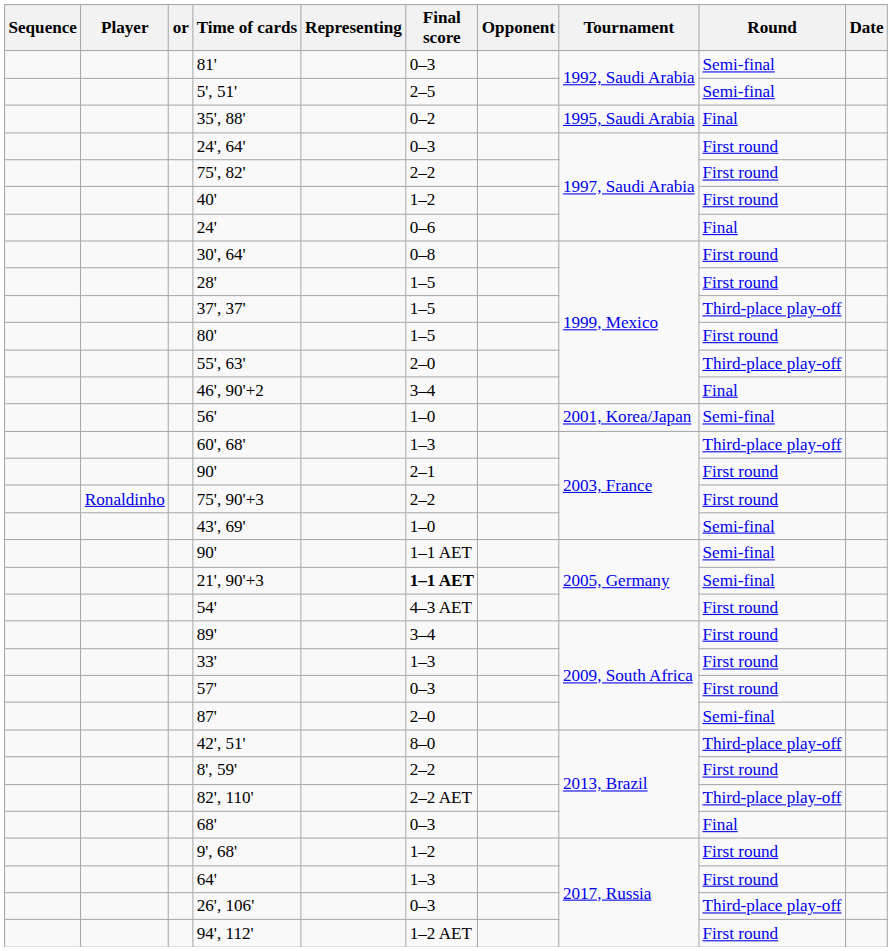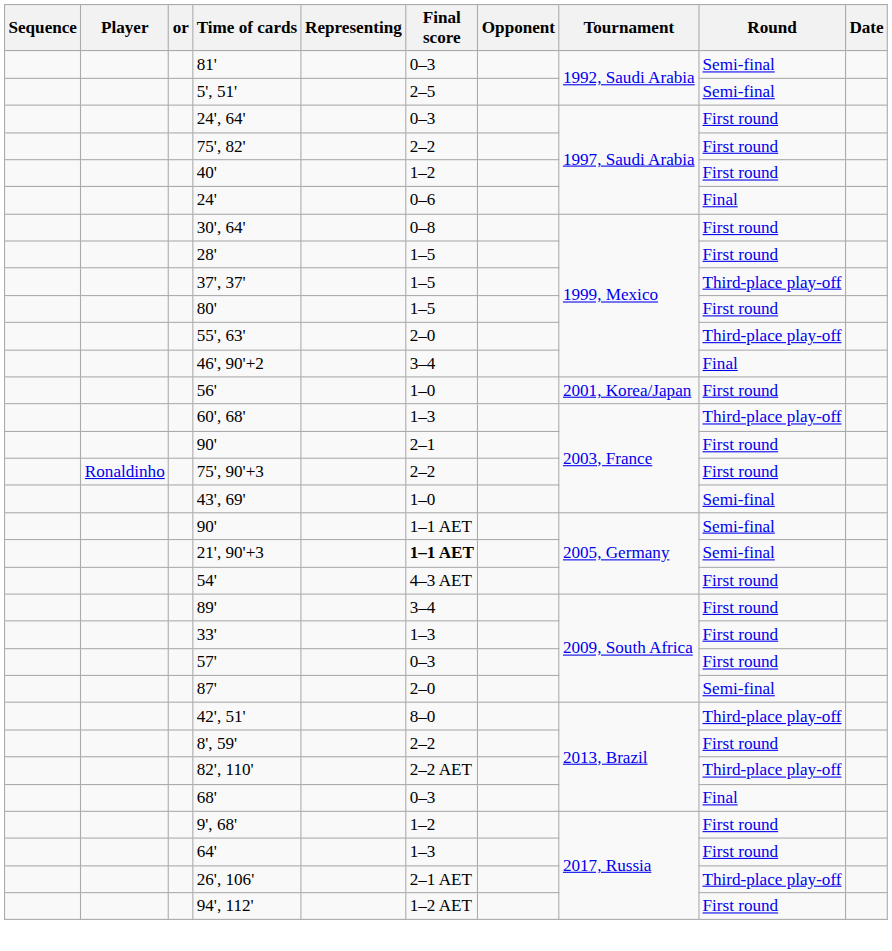- row: (125, 119)
(739, 417) Semi-final -> (740, 390) First round
(423, 906) 0–3 -> (441, 879) 2–1 AET
